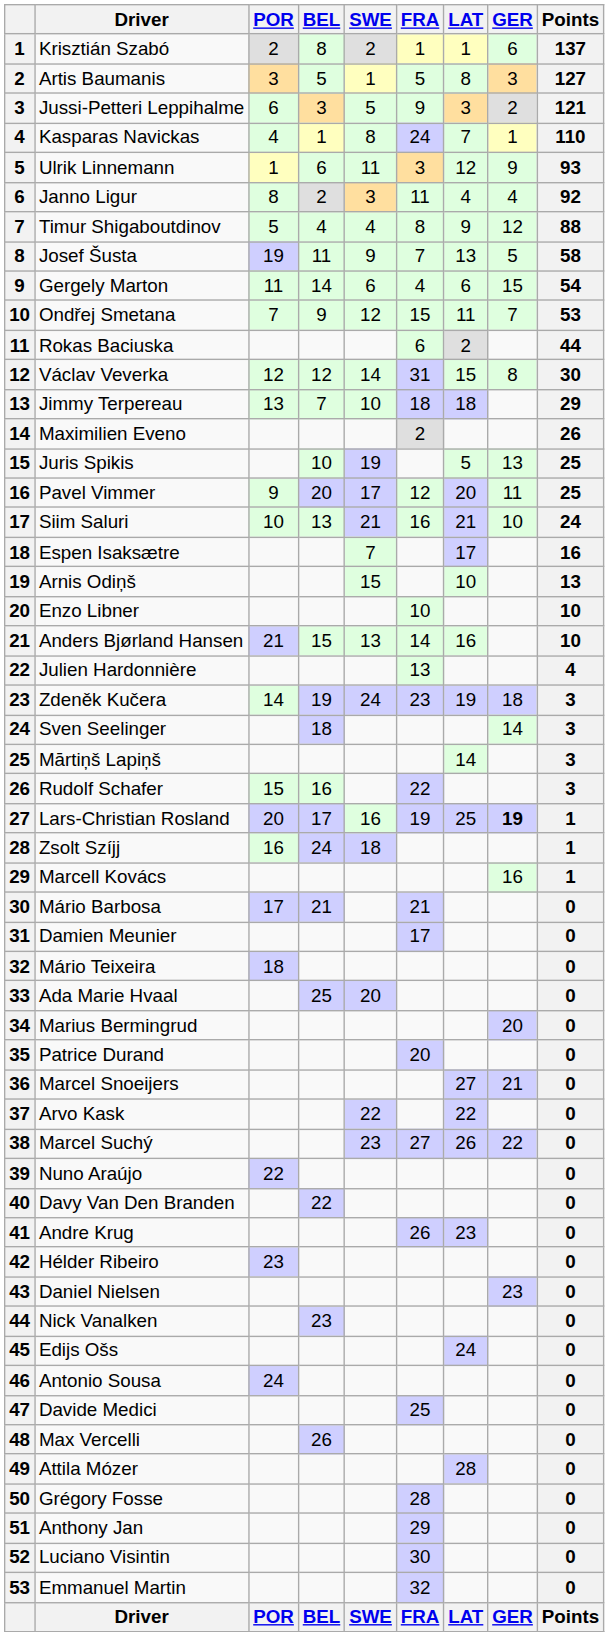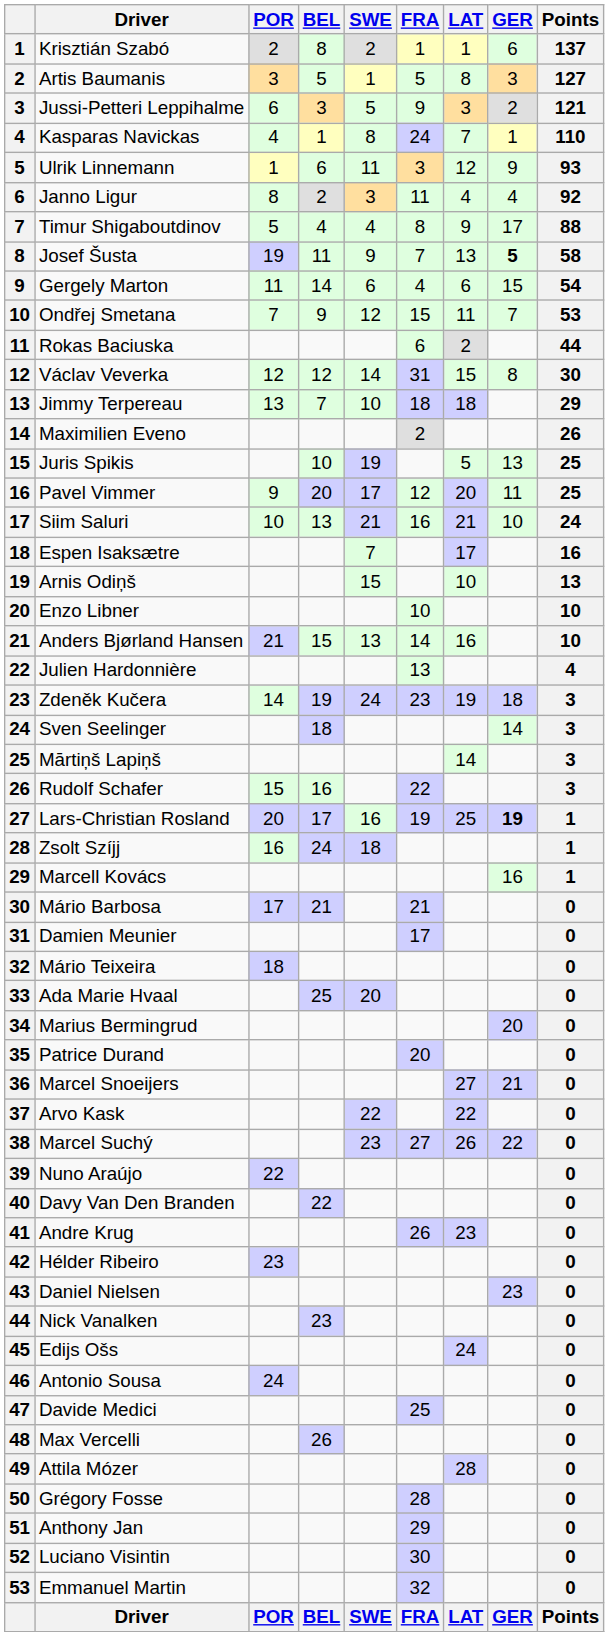(513, 226) 12 -> (513, 226) 17
(513, 256) normal -> (513, 256) bold
